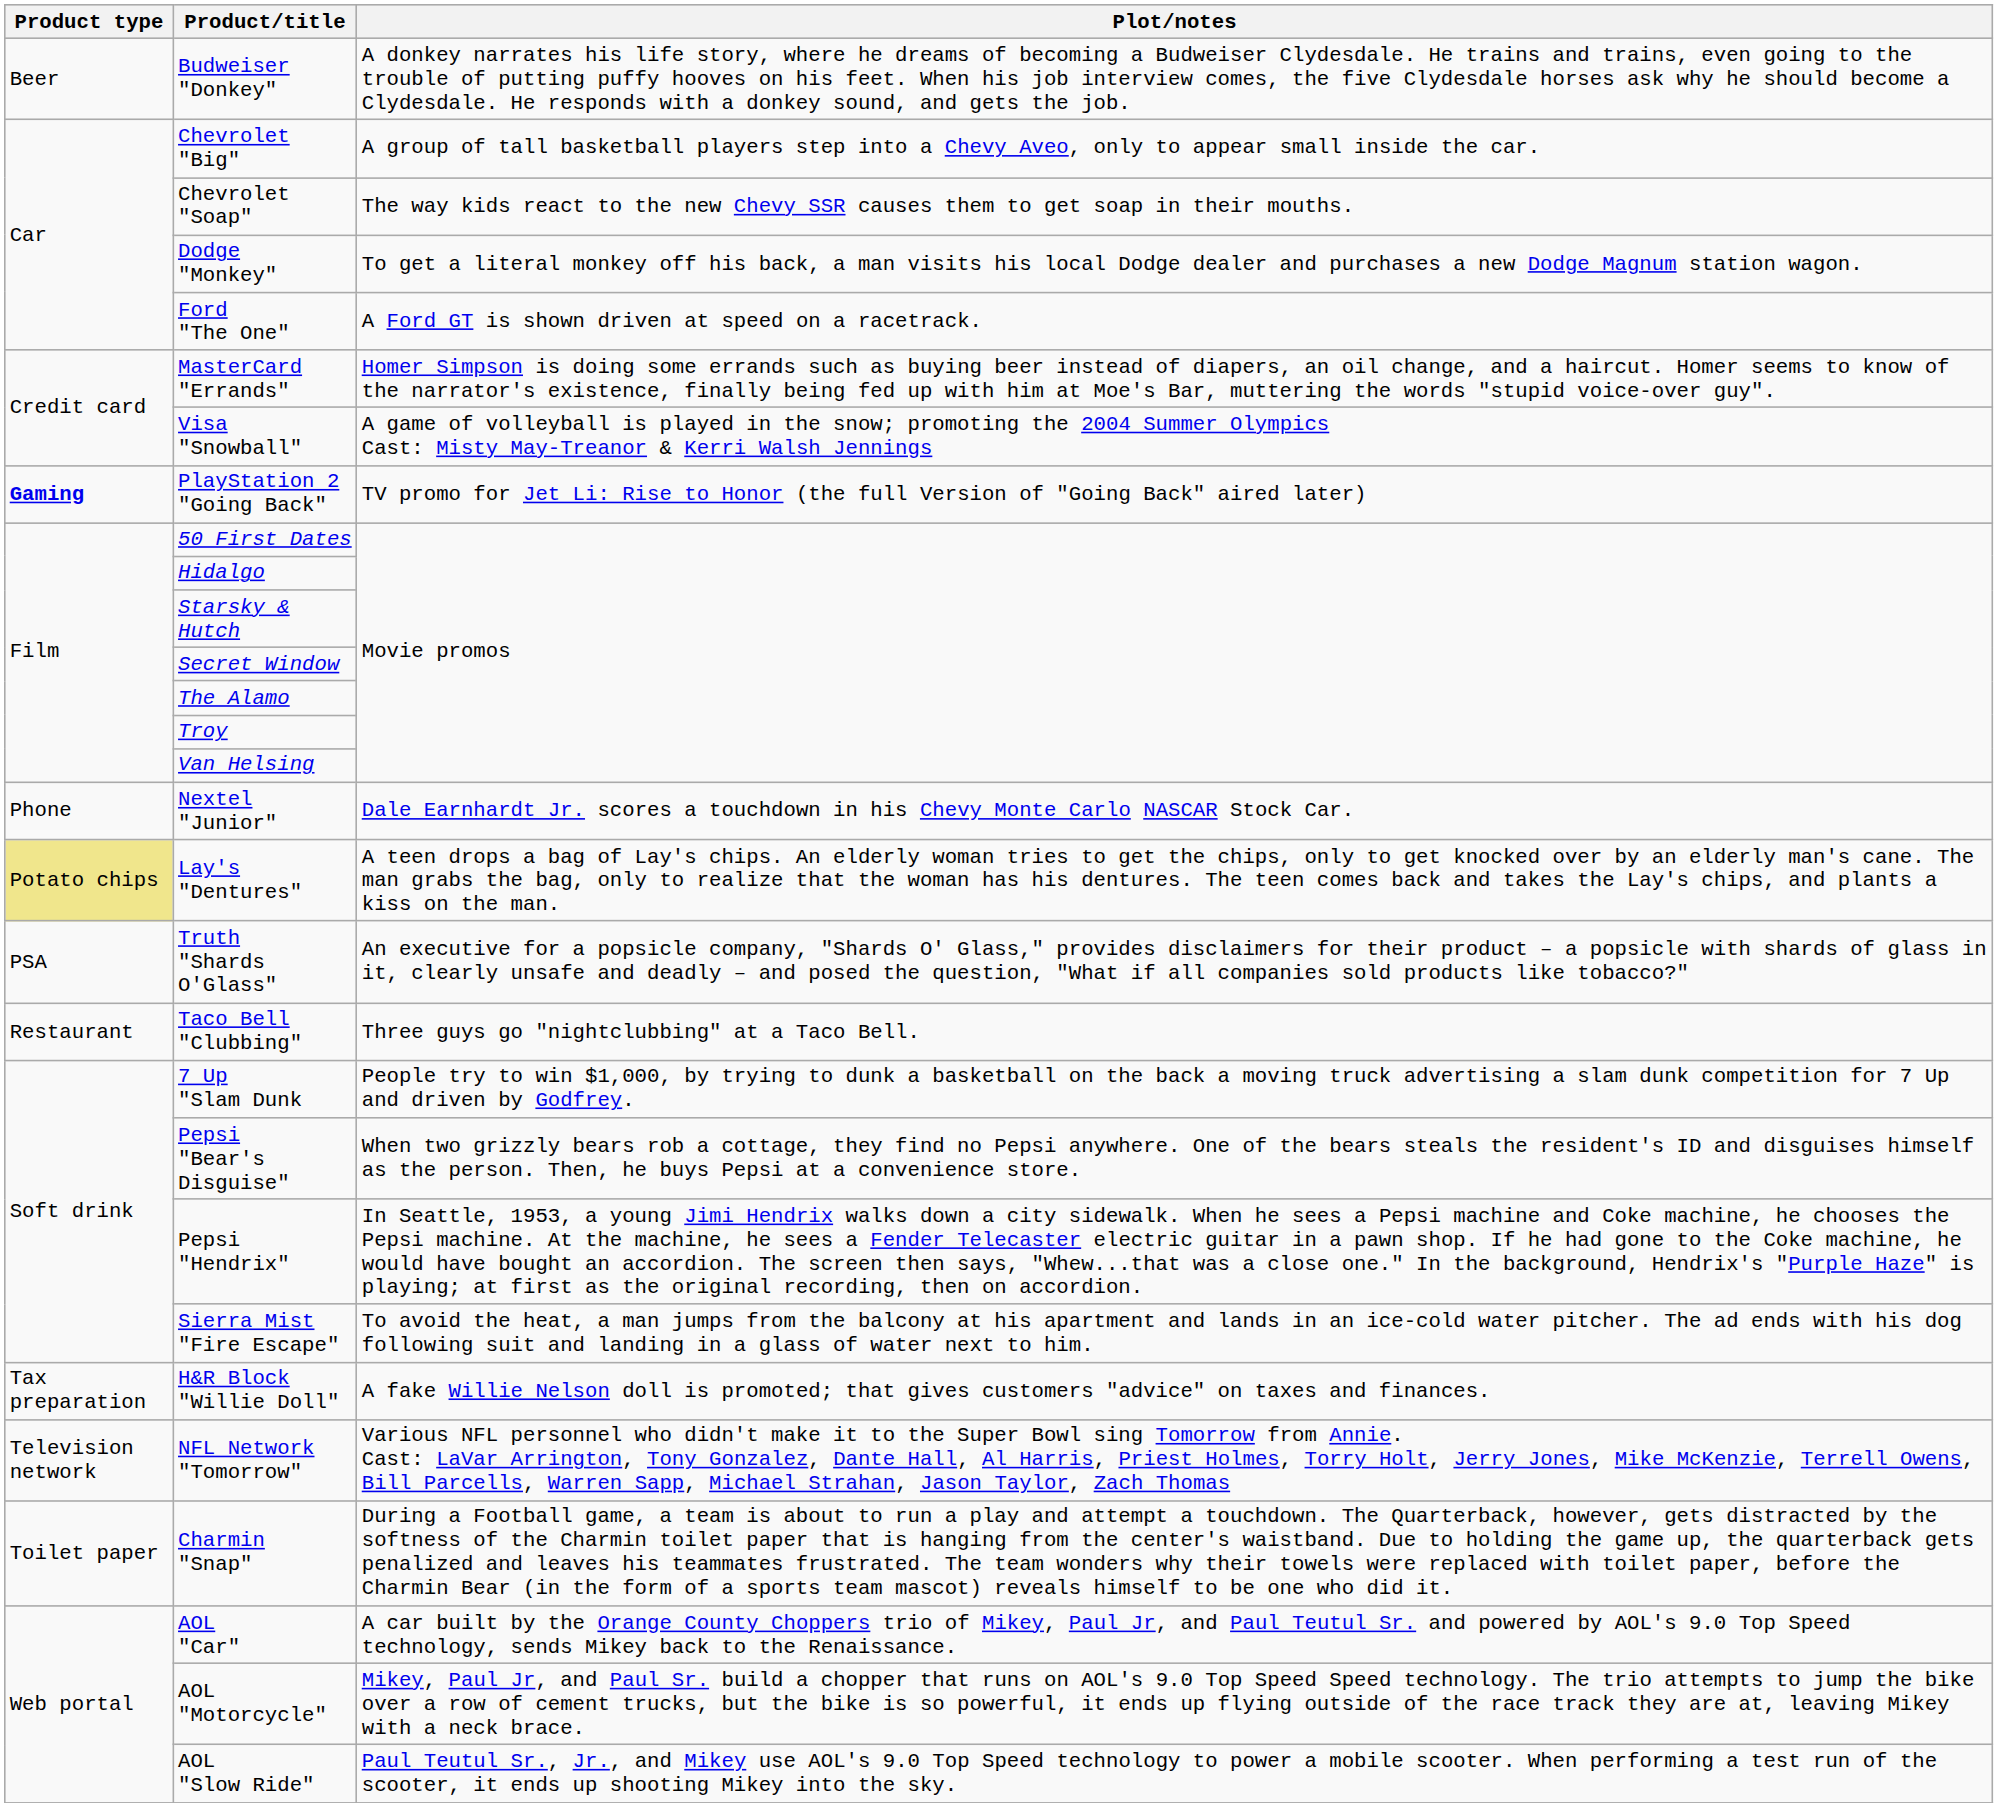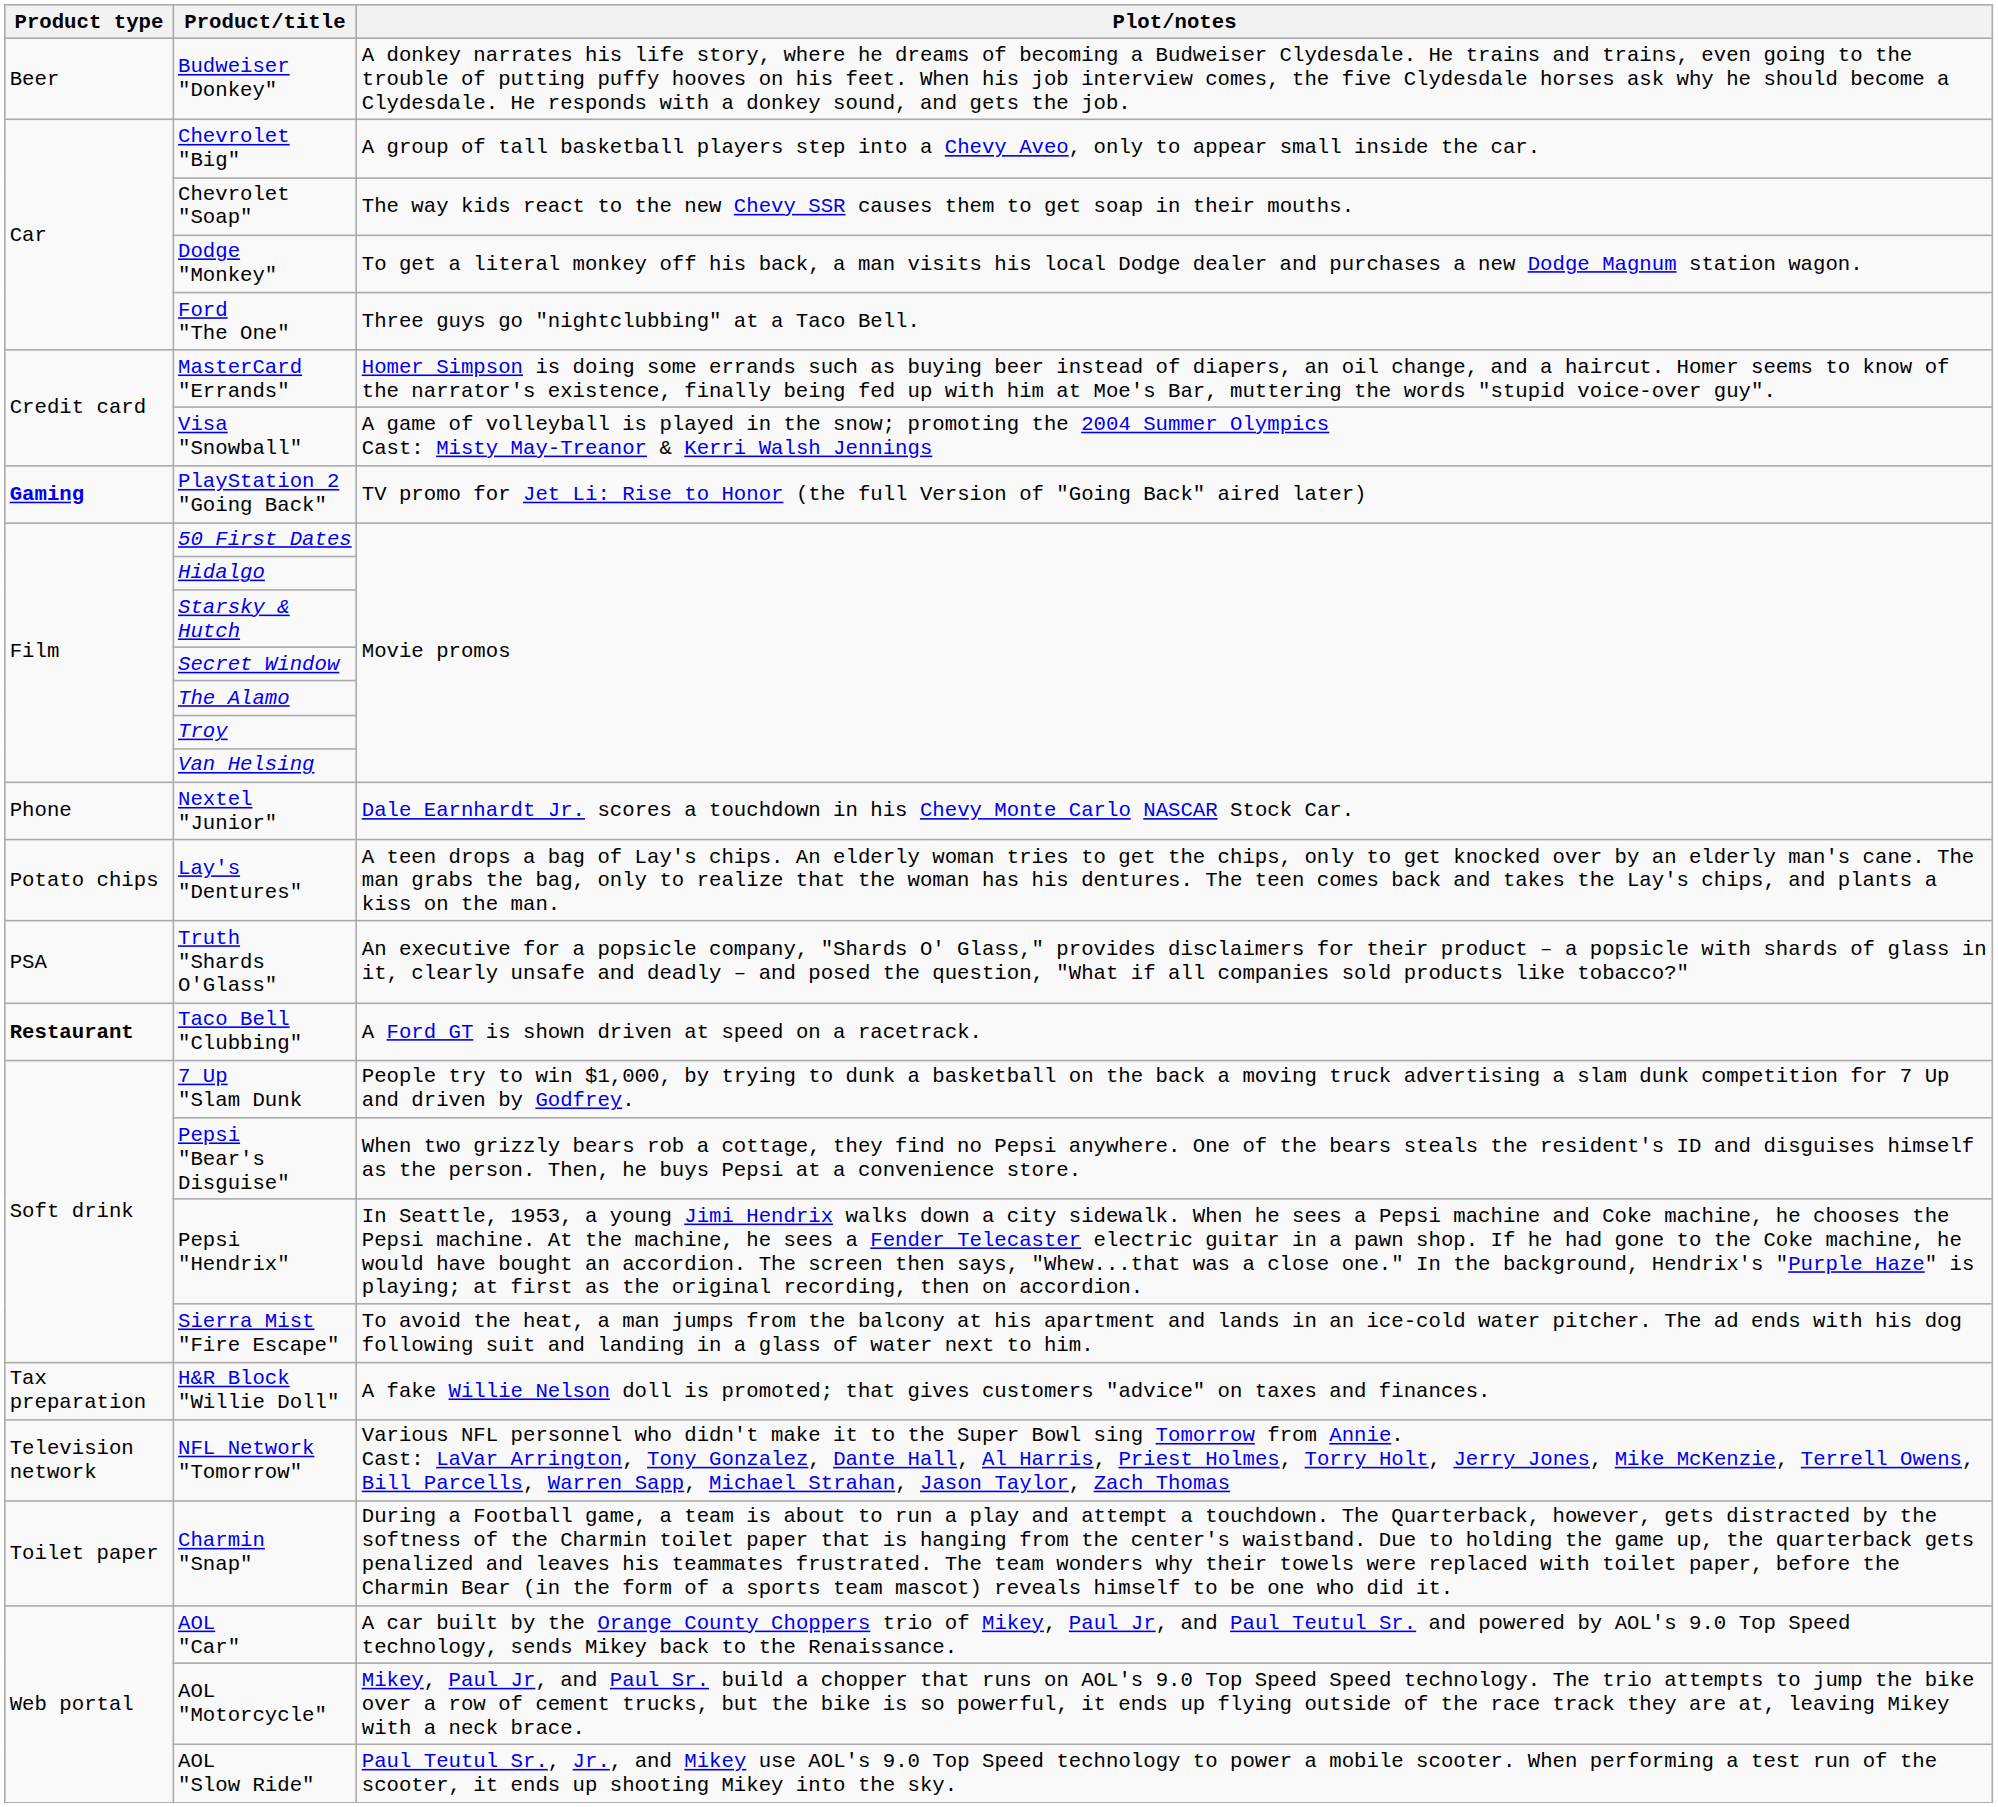(672, 321) A Ford GT is shown driven at speed on a racetrack. -> (641, 321) Three guys go "nightclubbing" at a Taco Bell.
(84, 881) khaki background -> (84, 881) no background
(72, 1031) normal -> (72, 1031) bold
(641, 1031) Three guys go "nightclubbing" at a Taco Bell. -> (672, 1031) A Ford GT is shown driven at speed on a racetrack.
